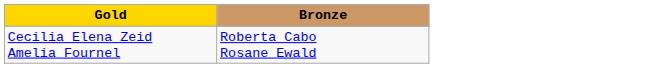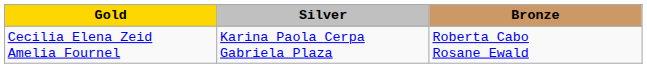+ column: (323, 15)
